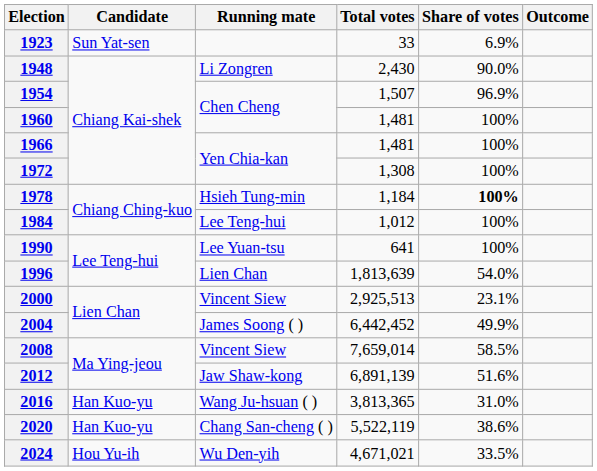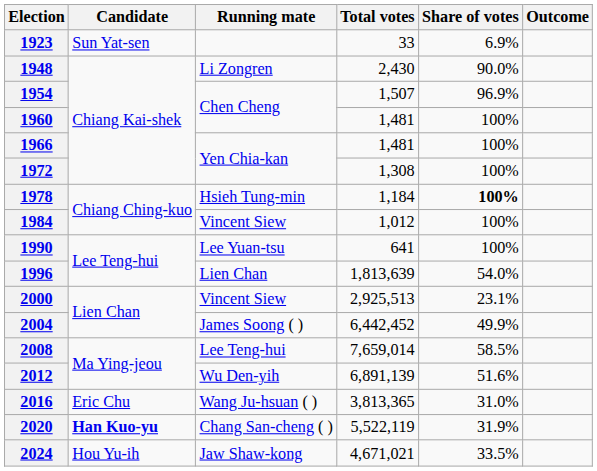(243, 222) Lee Teng-hui -> (243, 222) Vincent Siew
(243, 350) Vincent Siew -> (243, 350) Lee Teng-hui
(251, 376) Jaw Shaw-kong -> (239, 376) Wu Den-yih
(112, 401) Han Kuo-yu -> (101, 401) Eric Chu
(112, 427) normal -> (115, 427) bold
(498, 427) 38.6% -> (498, 427) 31.9%
(239, 453) Wu Den-yih -> (251, 453) Jaw Shaw-kong
